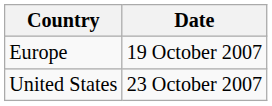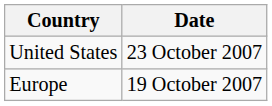rows swapped: (38, 52) <-> (63, 84)
